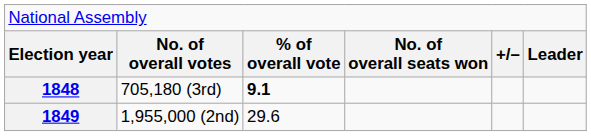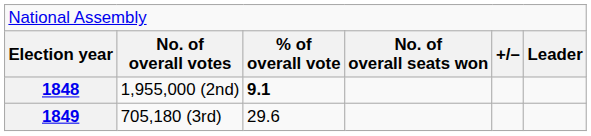(171, 90) 705,180 (3rd) -> (180, 90) 1,955,000 (2nd)
(180, 116) 1,955,000 (2nd) -> (171, 116) 705,180 (3rd)
